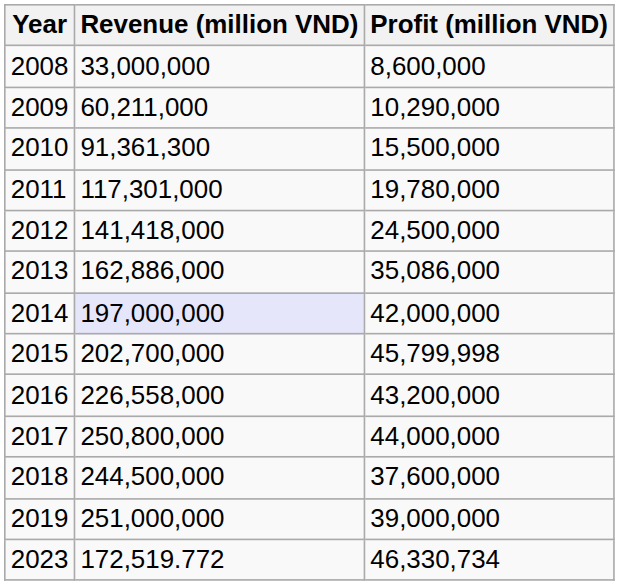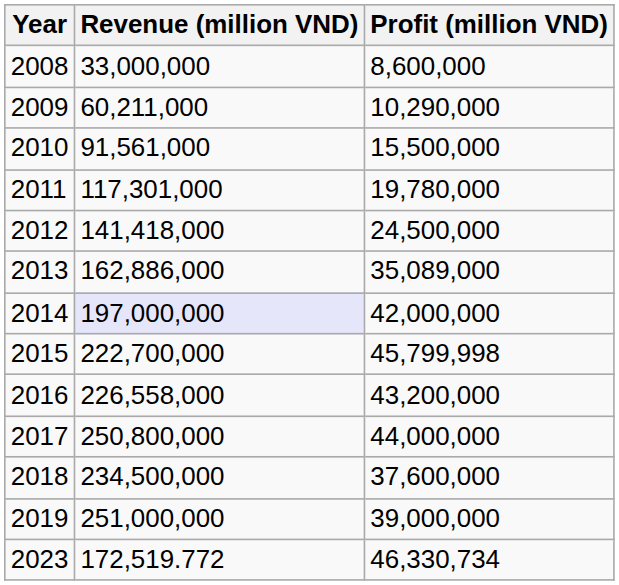(145, 148) 91,361,300 -> (145, 148) 91,561,000
(435, 271) 35,086,000 -> (435, 271) 35,089,000
(152, 353) 202,700,000 -> (152, 353) 222,700,000
(152, 477) 244,500,000 -> (152, 477) 234,500,000
